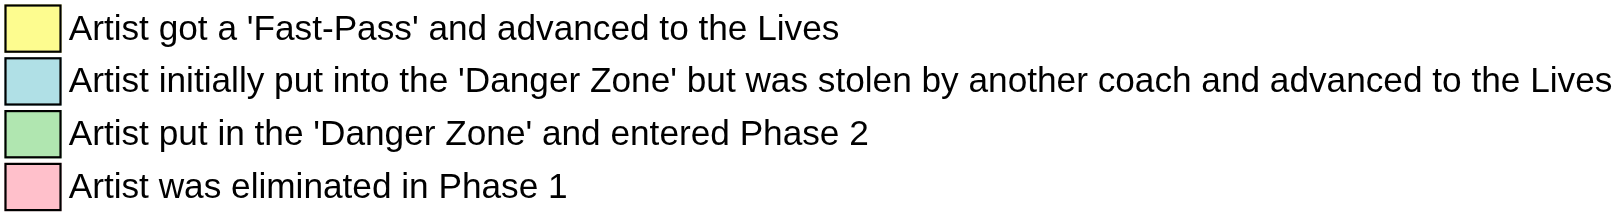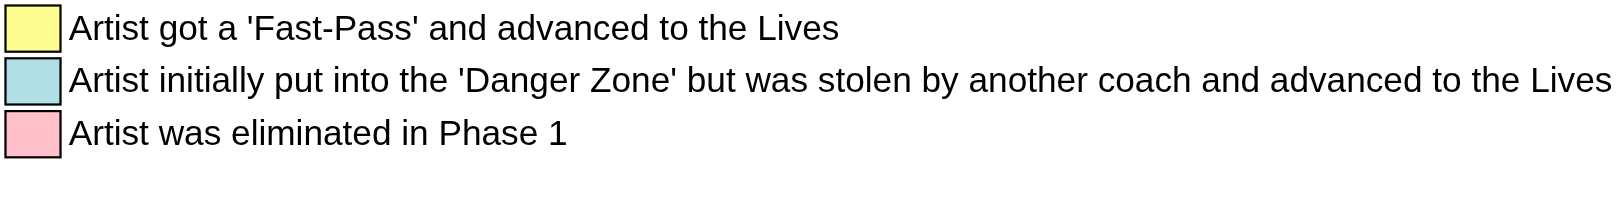- row: (469, 133)
